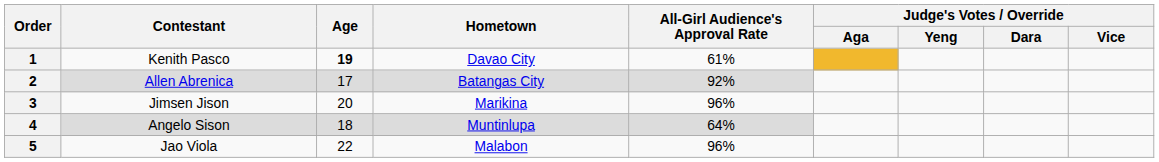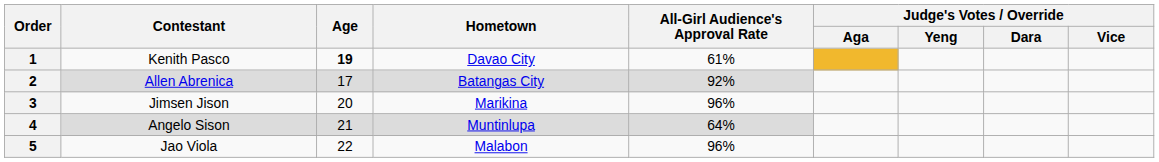(345, 125) 18 -> (345, 125) 21
